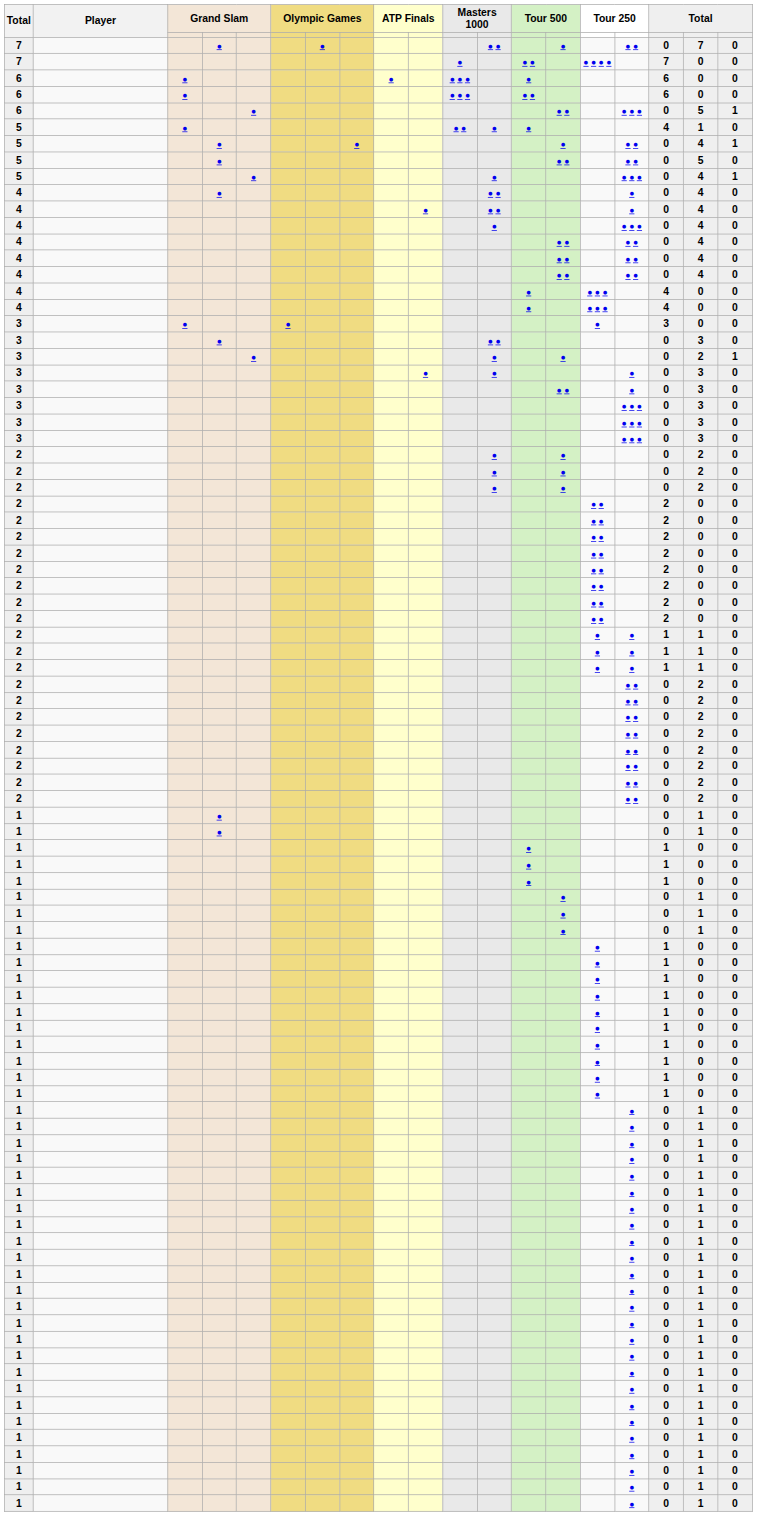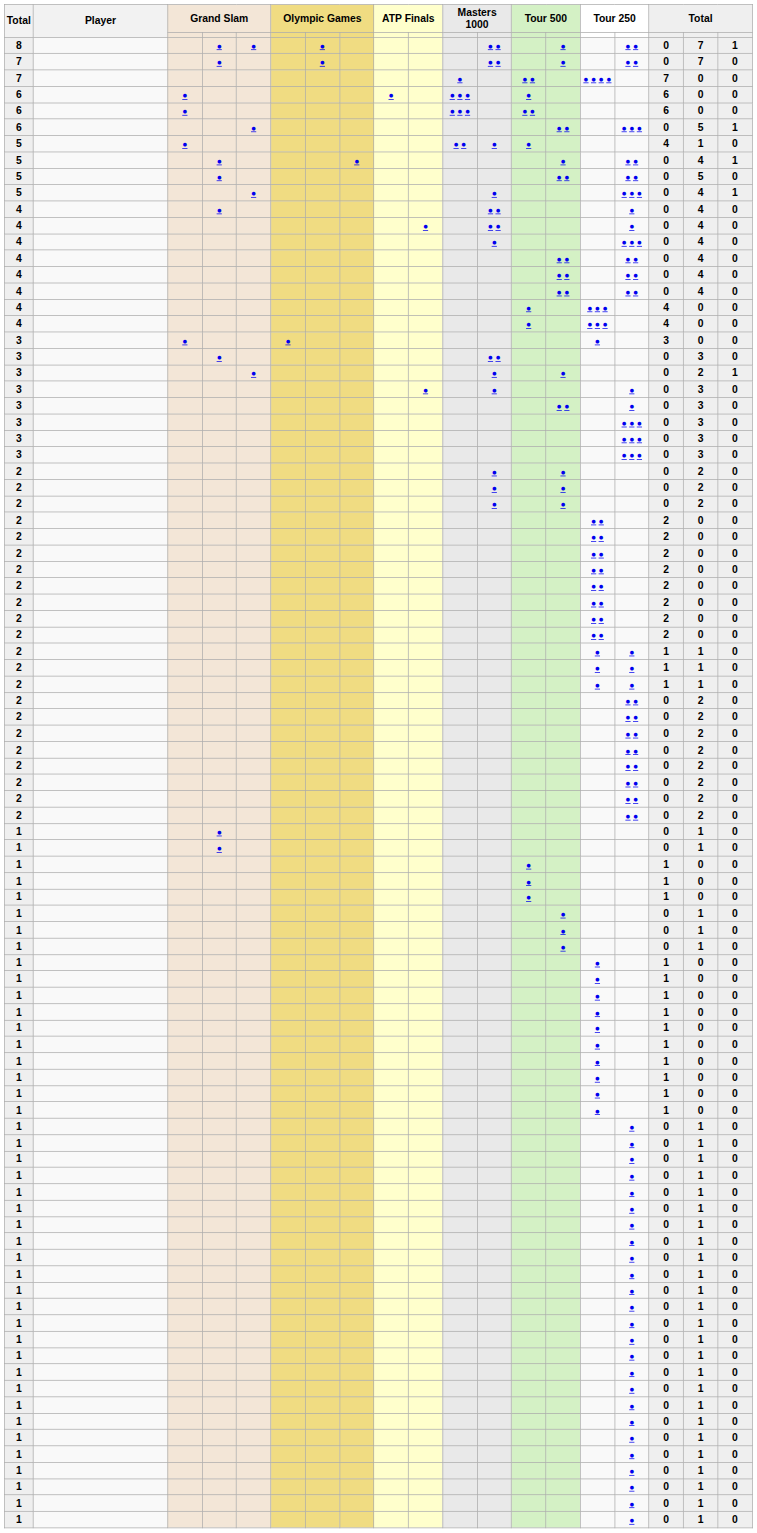+ row: (19, 46)
